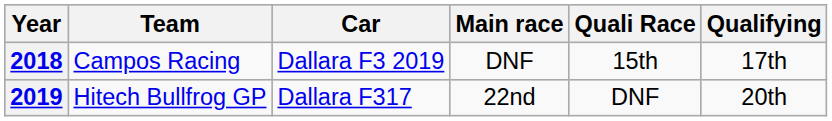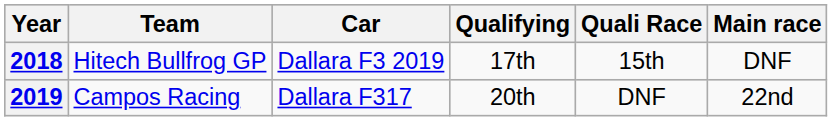columns swapped: (764, 24) <-> (509, 24)
(157, 61) Campos Racing -> (170, 61) Hitech Bullfrog GP
(170, 98) Hitech Bullfrog GP -> (157, 98) Campos Racing
